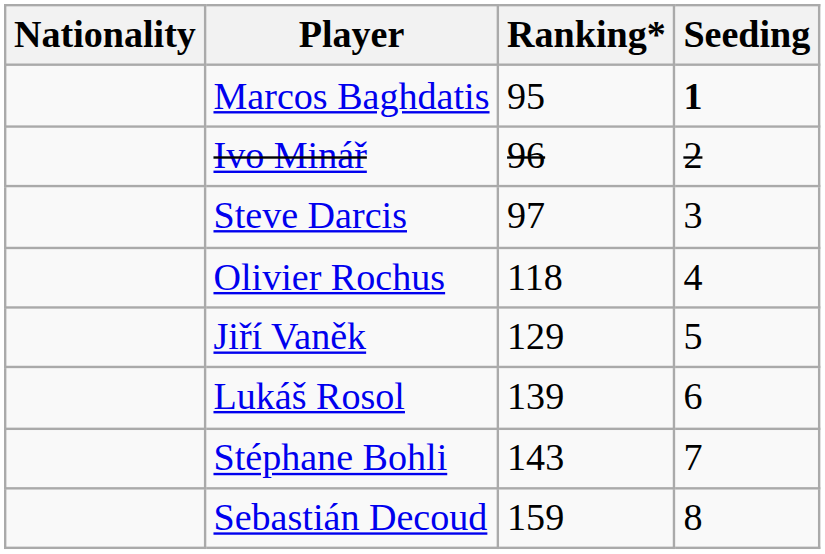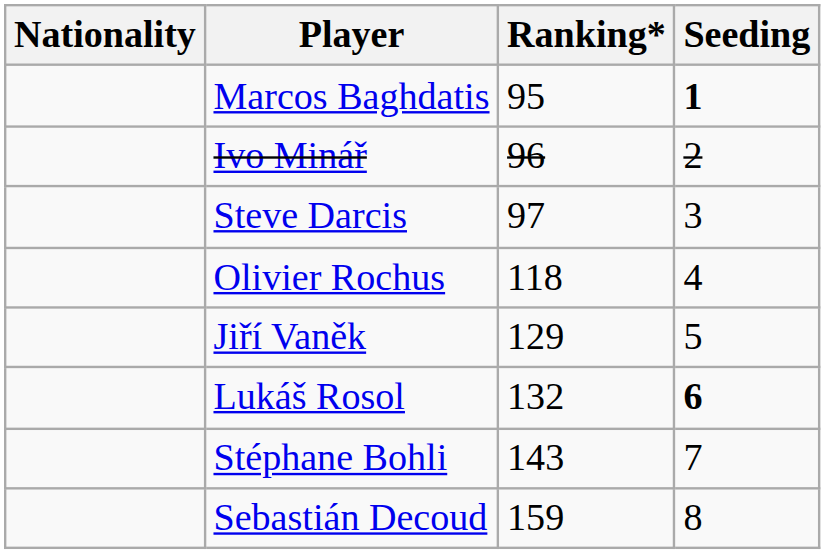(536, 397) 139 -> (536, 397) 132
(693, 397) normal -> (693, 397) bold
